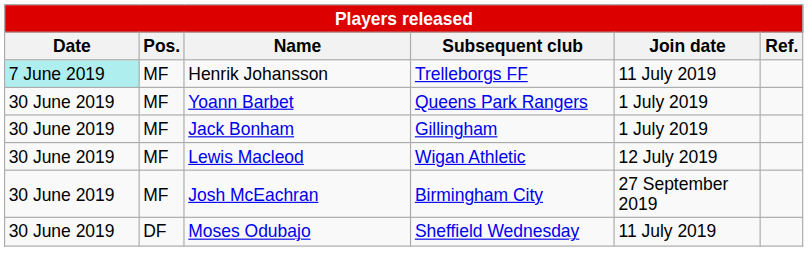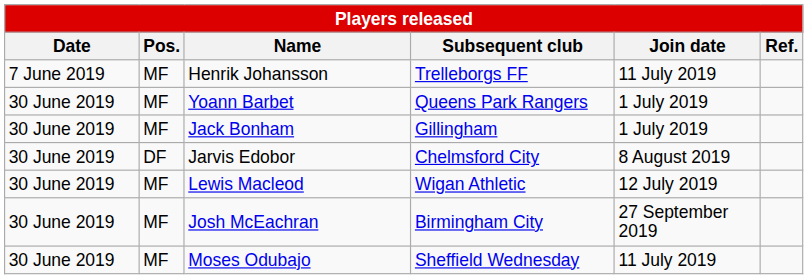(57, 74) paleturquoise background -> (57, 74) no background
+ row: (242, 157)
(155, 232) DF -> (156, 260) MF
